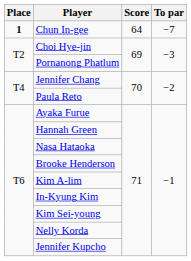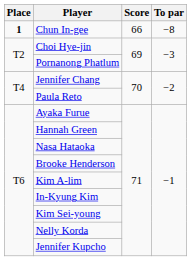(137, 29) 64 -> (137, 29) 66
(169, 29) −7 -> (169, 29) −8
